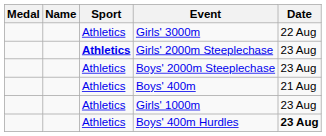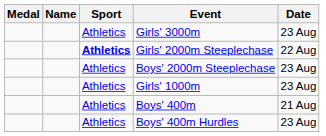(298, 32) 22 Aug -> (298, 32) 23 Aug
(298, 50) 23 Aug -> (298, 50) 22 Aug
rows swapped: (166, 87) <-> (168, 105)
(299, 123) bold -> (298, 123) normal
